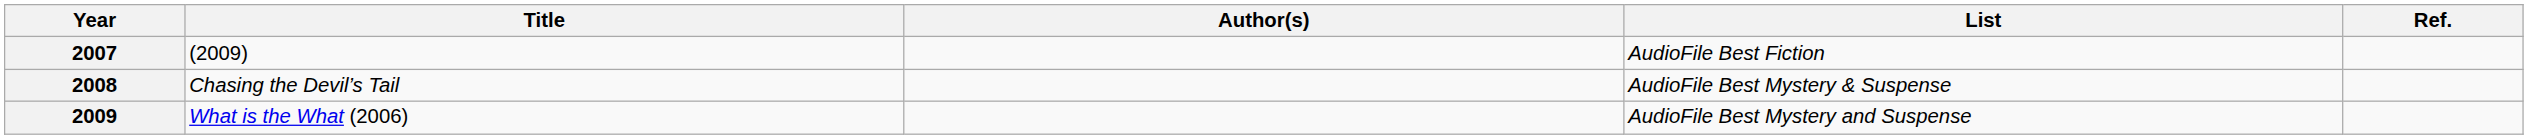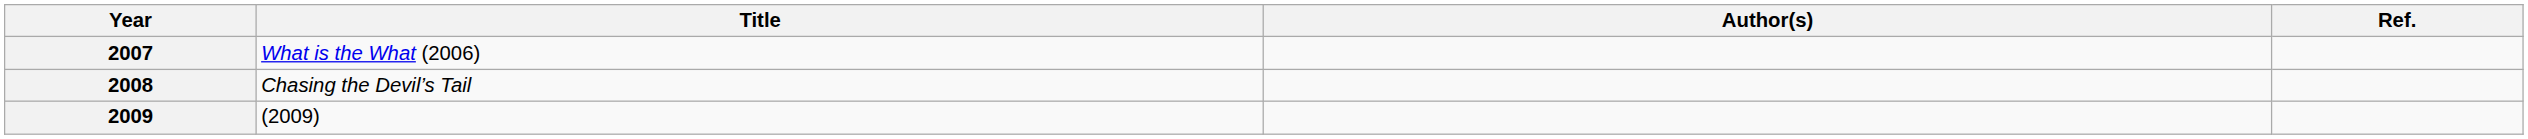- column: (1983, 20)
(219, 52) (2009) -> (371, 52) What is the What (2006)
(299, 117) What is the What (2006) -> (291, 117) (2009)
